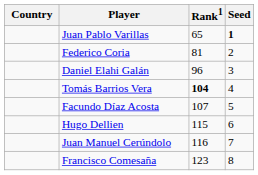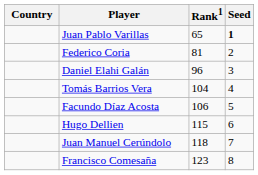(200, 88) bold -> (200, 88) normal
(200, 106) 107 -> (200, 106) 106
(200, 142) 116 -> (200, 142) 118
